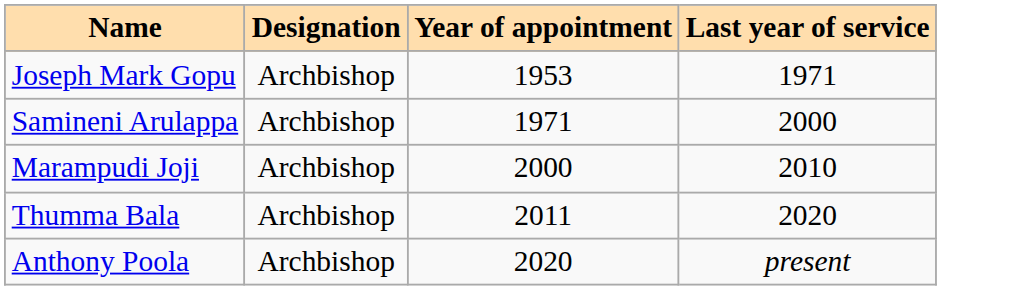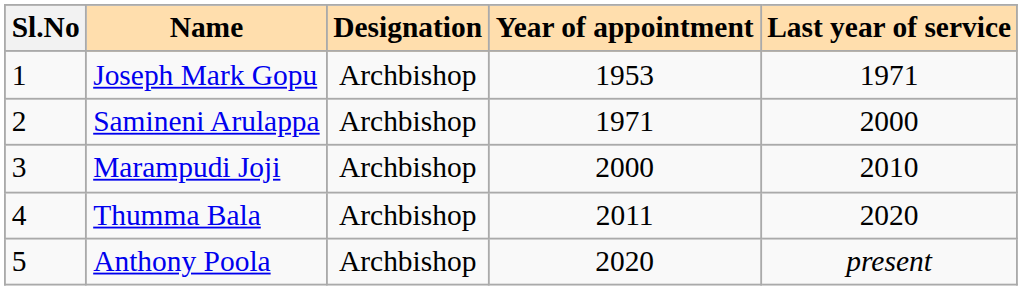+ column: (46, 27)
